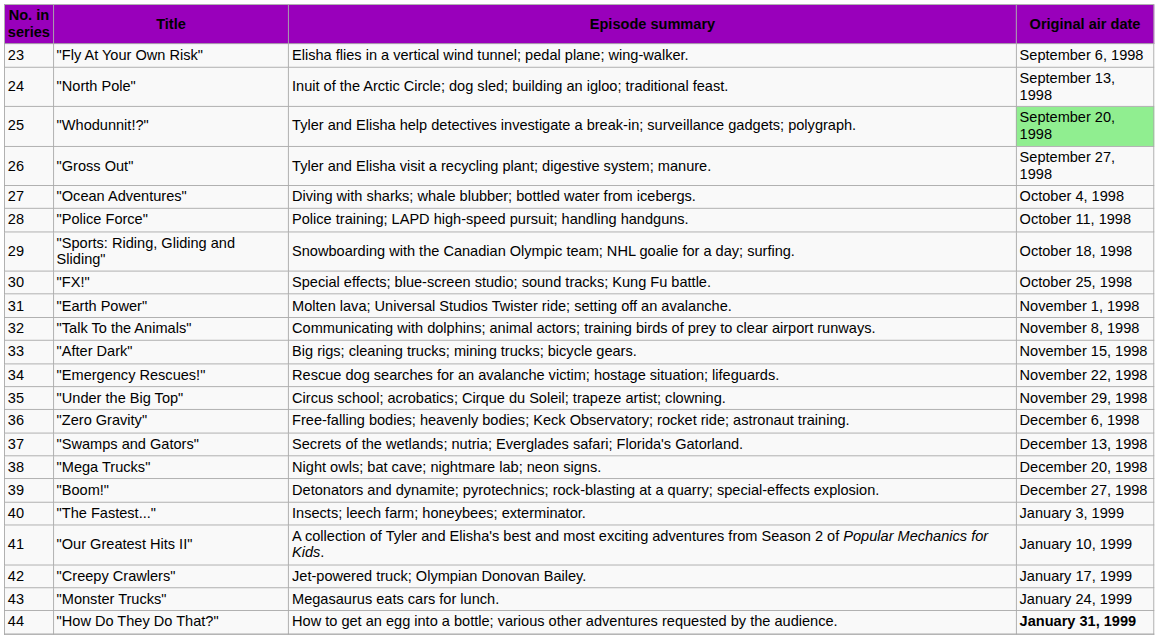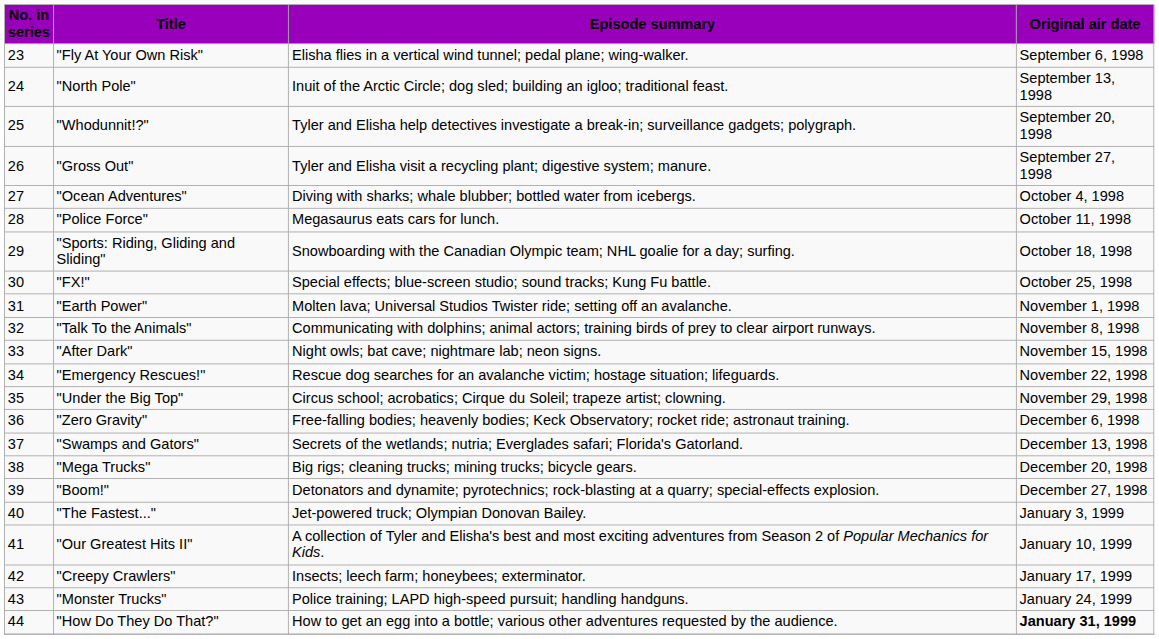(1067, 126) lightgreen background -> (1067, 126) no background
(490, 220) Police training; LAPD high-speed pursuit; handling handguns. -> (396, 220) Megasaurus eats cars for lunch.
(464, 351) Big rigs; cleaning trucks; mining trucks; bicycle gears. -> (447, 351) Night owls; bat cave; nightmare lab; neon signs.
(447, 467) Night owls; bat cave; nightmare lab; neon signs. -> (464, 467) Big rigs; cleaning trucks; mining trucks; bicycle gears.
(439, 513) Insects; leech farm; honeybees; exterminator. -> (439, 513) Jet-powered truck; Olympian Donovan Bailey.
(439, 576) Jet-powered truck; Olympian Donovan Bailey. -> (439, 576) Insects; leech farm; honeybees; exterminator.
(396, 599) Megasaurus eats cars for lunch. -> (490, 599) Police training; LAPD high-speed pursuit; handling handguns.
